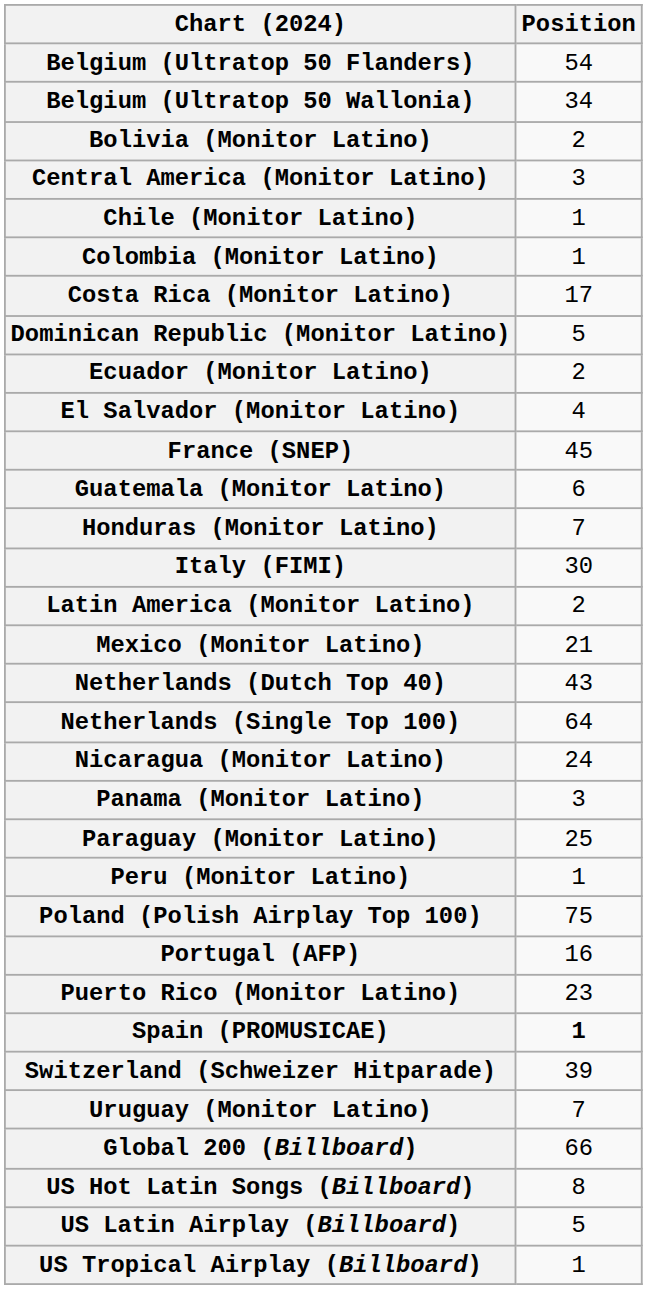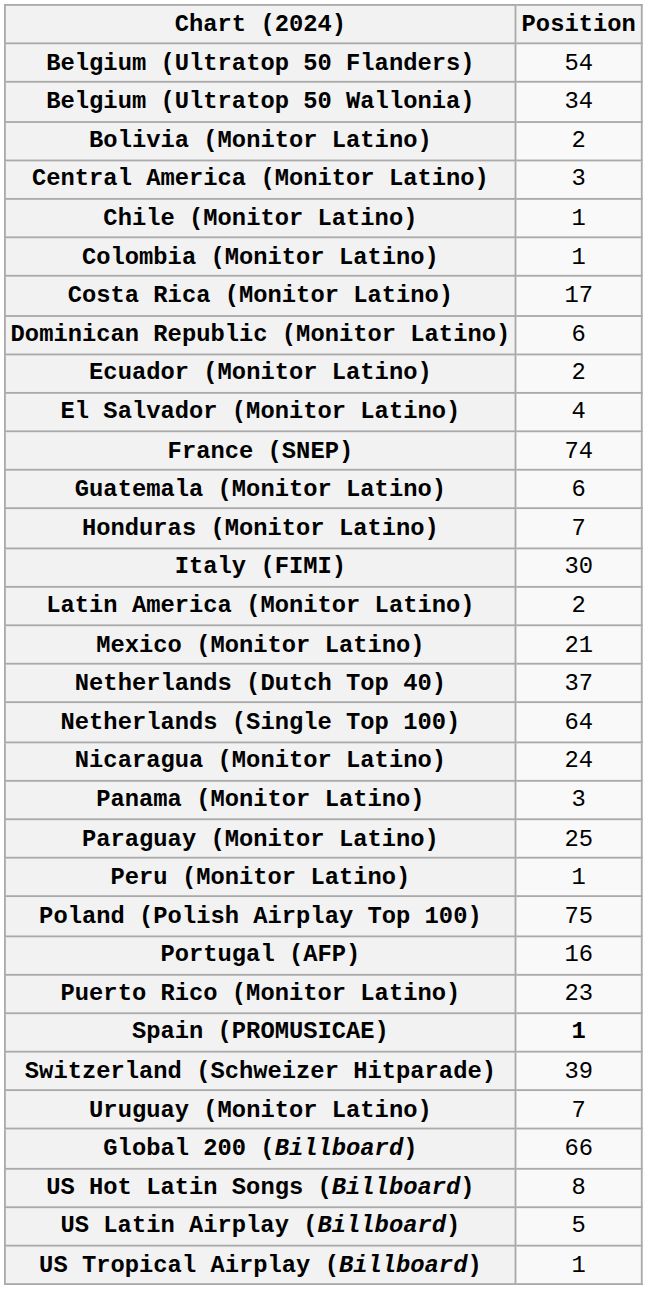(579, 334) 5 -> (579, 334) 6
(579, 451) 45 -> (579, 451) 74
(579, 683) 43 -> (579, 683) 37
